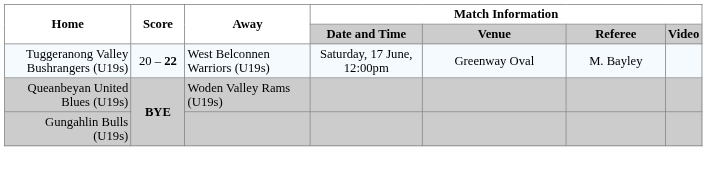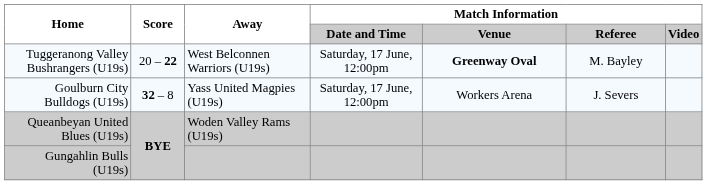(494, 60) normal -> (494, 60) bold
+ row: (86, 94)
